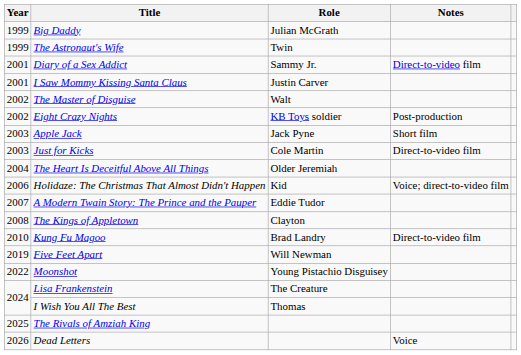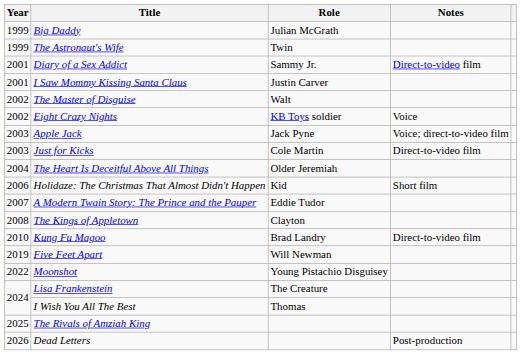(428, 116) Post-production -> (405, 116) Voice
(415, 133) Short film -> (451, 133) Voice; direct-to-video film
(451, 185) Voice; direct-to-video film -> (415, 185) Short film
(405, 340) Voice -> (428, 340) Post-production
